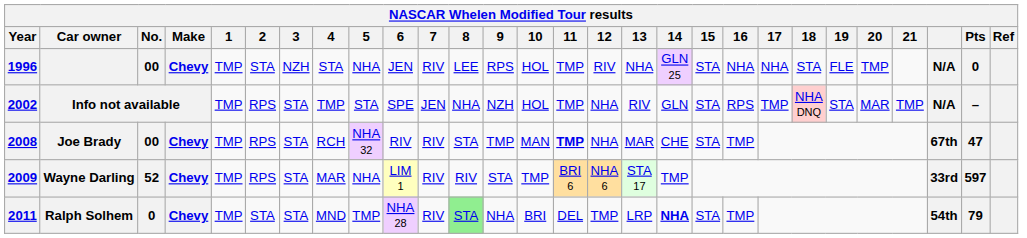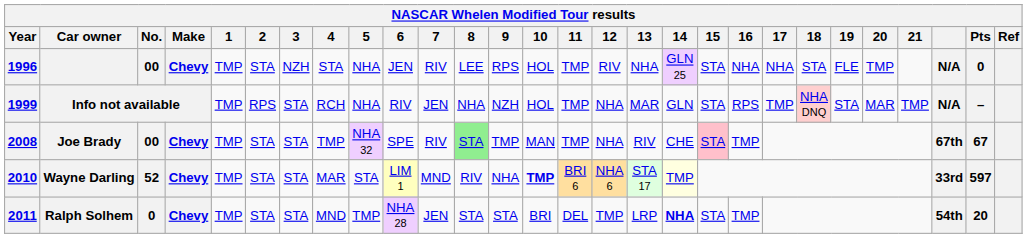(22, 104) 2002 -> (22, 104) 1999
(331, 104) TMP -> (331, 104) RCH
(366, 104) STA -> (366, 104) NHA
(400, 104) SPE -> (400, 104) RIV
(639, 104) RIV -> (645, 104) MAR
(262, 141) RPS -> (262, 141) STA
(331, 141) RCH -> (331, 141) TMP
(400, 141) RIV -> (400, 141) SPE
(466, 141) no background -> (471, 141) lightgreen background
(570, 141) bold -> (575, 141) normal
(639, 141) MAR -> (645, 141) RIV
(708, 141) no background -> (713, 141) pink background
(975, 141) 47 -> (981, 141) 67
(22, 178) 2009 -> (22, 178) 2010
(262, 178) RPS -> (262, 178) STA
(366, 178) NHA -> (366, 178) STA
(433, 178) RIV -> (436, 178) MND
(500, 178) STA -> (505, 178) NHA
(535, 178) normal -> (540, 178) bold
(675, 178) no background -> (680, 178) lightyellow background
(433, 215) RIV -> (436, 215) JEN
(466, 215) lightgreen background -> (471, 215) no background
(500, 215) NHA -> (505, 215) STA
(975, 215) 79 -> (981, 215) 20
